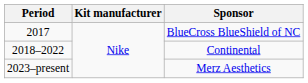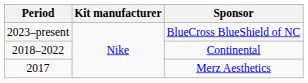(38, 31) 2017 -> (38, 31) 2023–present
(38, 68) 2023–present -> (38, 68) 2017
